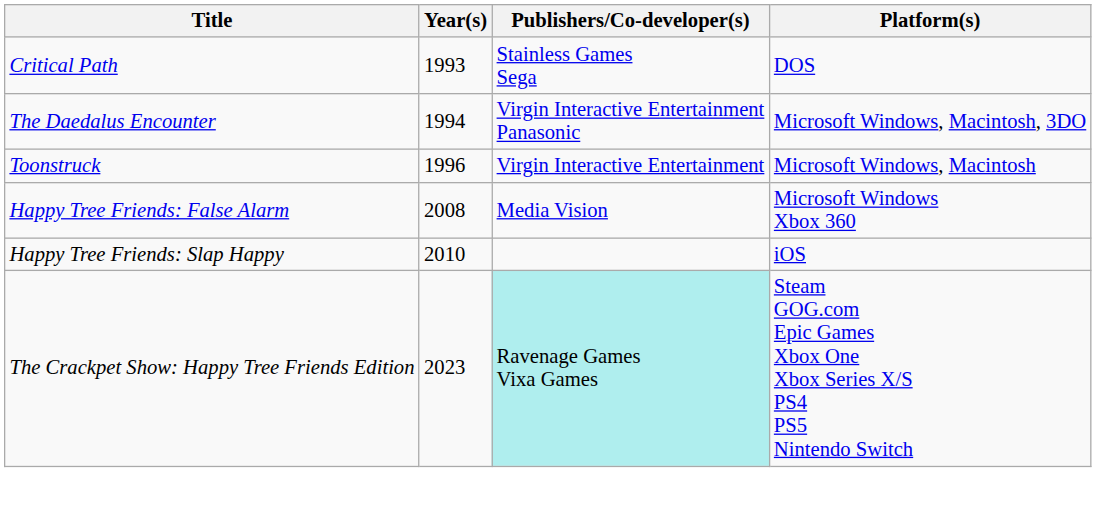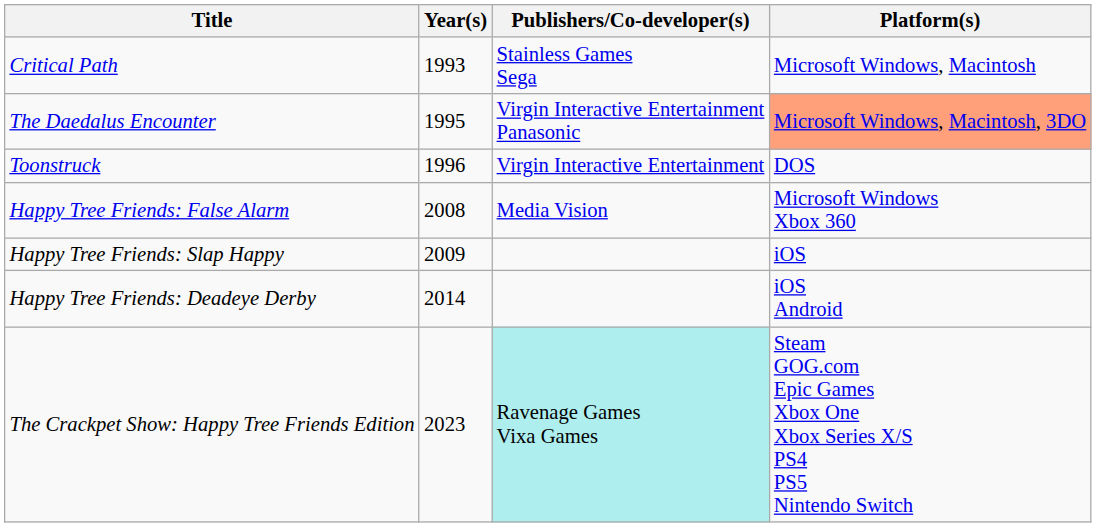(795, 65) DOS -> (905, 65) Microsoft Windows, Macintosh
(445, 121) 1994 -> (445, 121) 1995
(930, 121) no background -> (930, 121) lightsalmon background
(905, 165) Microsoft Windows, Macintosh -> (795, 165) DOS
(445, 254) 2010 -> (445, 254) 2009
+ row: (163, 298)
